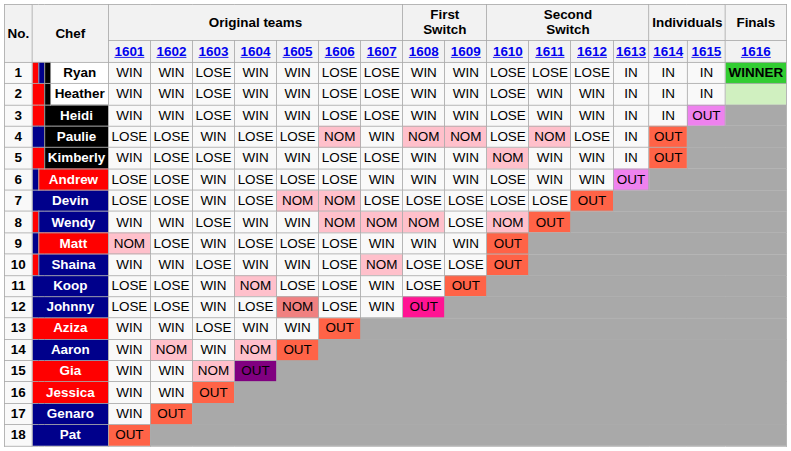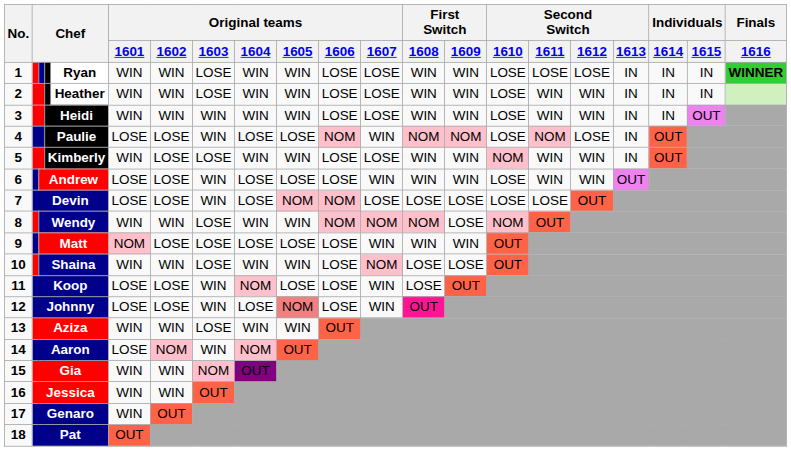(214, 115) LOSE -> (213, 115) WIN
(213, 243) WIN -> (214, 243) LOSE
(129, 350) WIN -> (129, 350) LOSE
